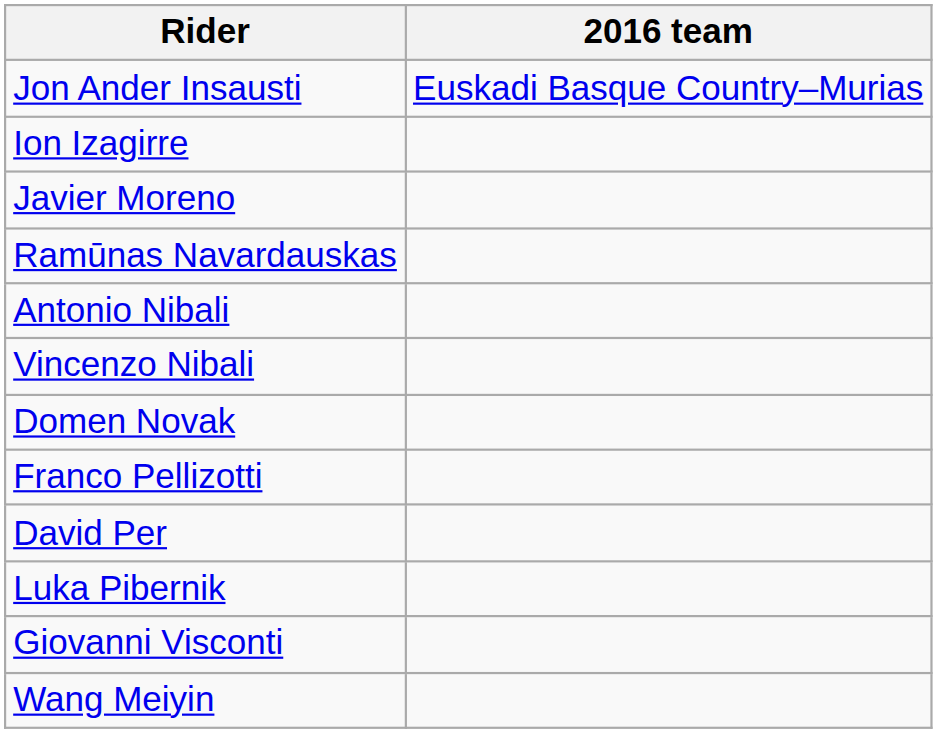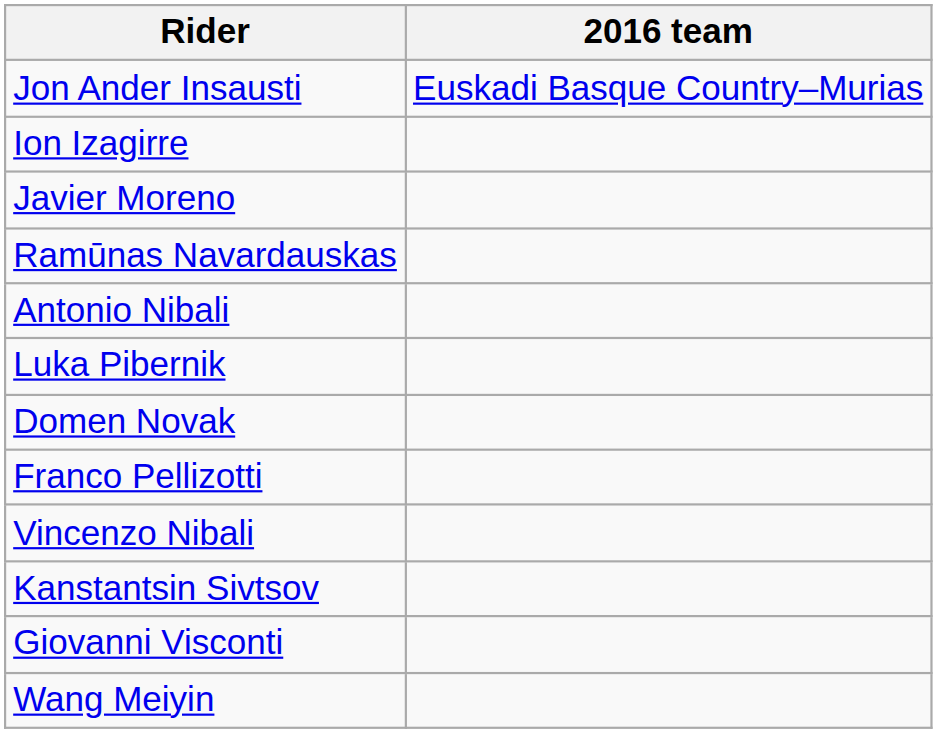rows swapped: (134, 365) <-> (119, 587)
- row: (90, 532)
+ row: (166, 587)
